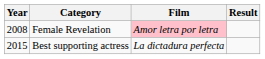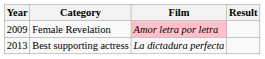(17, 29) 2008 -> (17, 29) 2009
(17, 45) 2015 -> (17, 45) 2013
